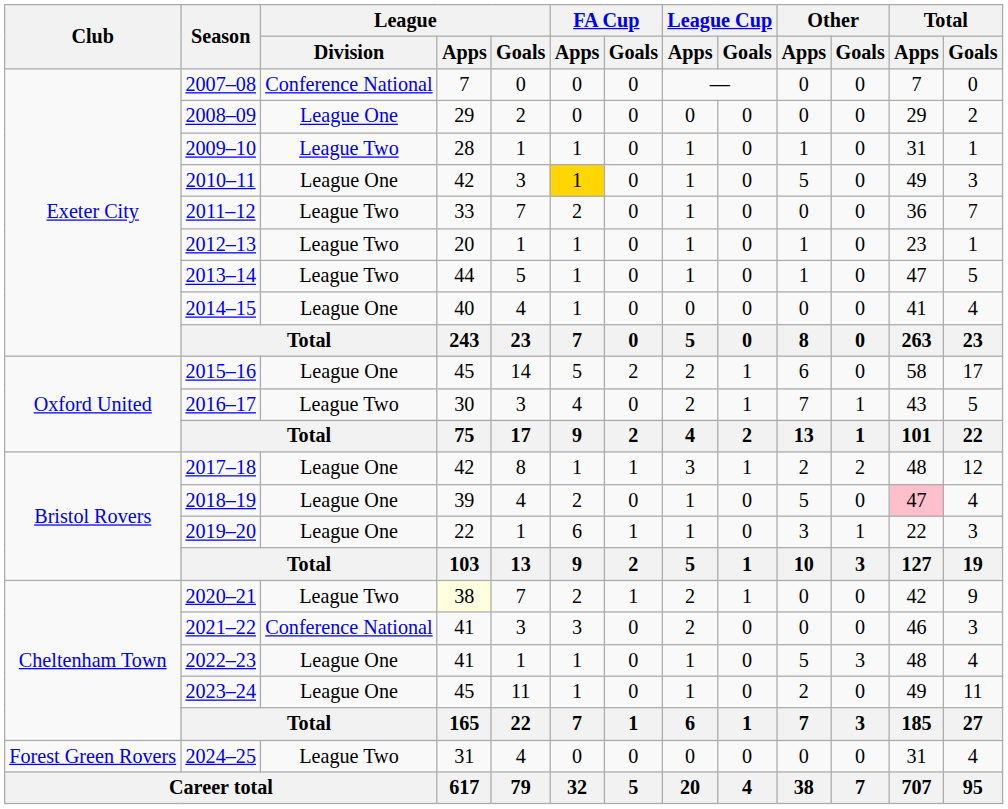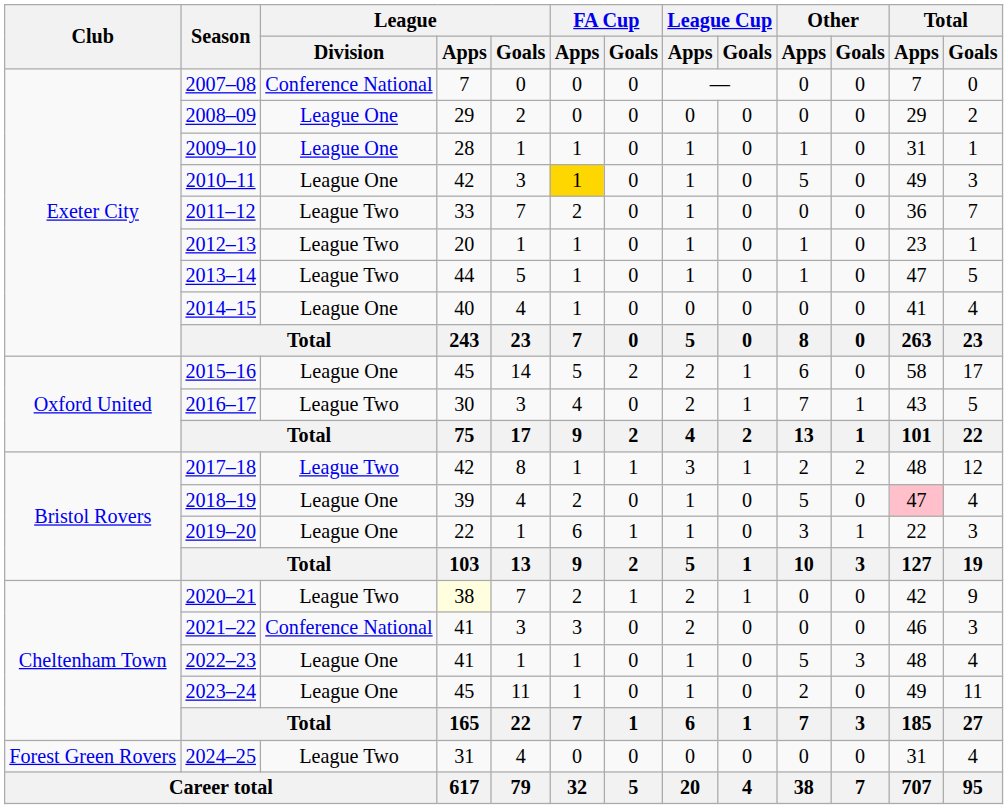(349, 148) League Two -> (349, 148) League One
(349, 468) League One -> (349, 468) League Two
